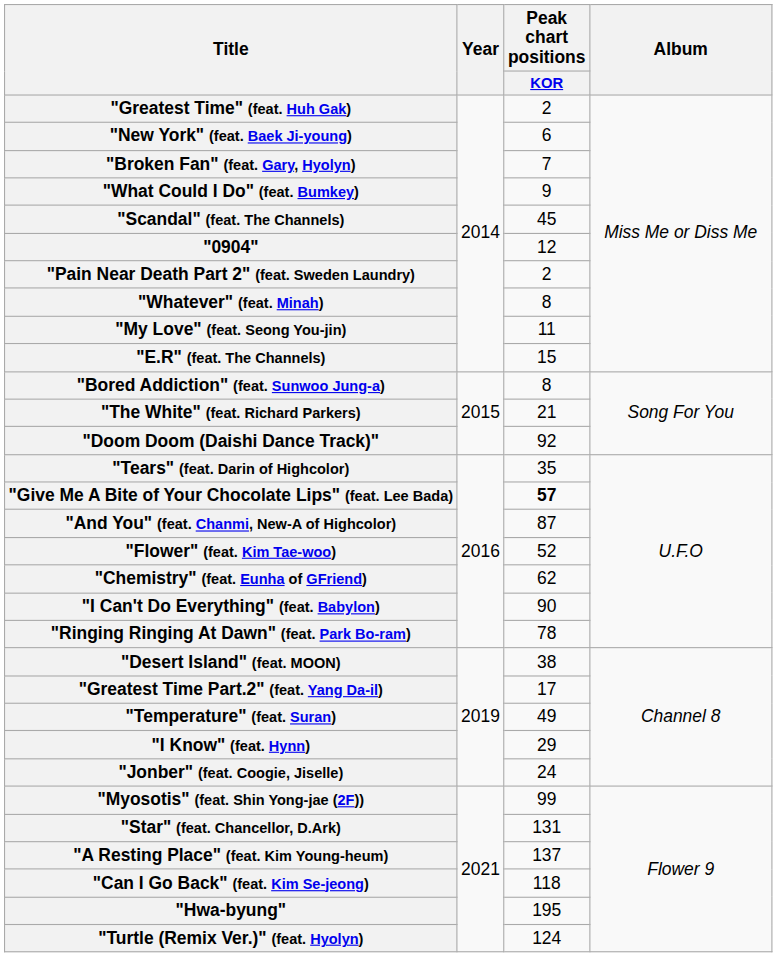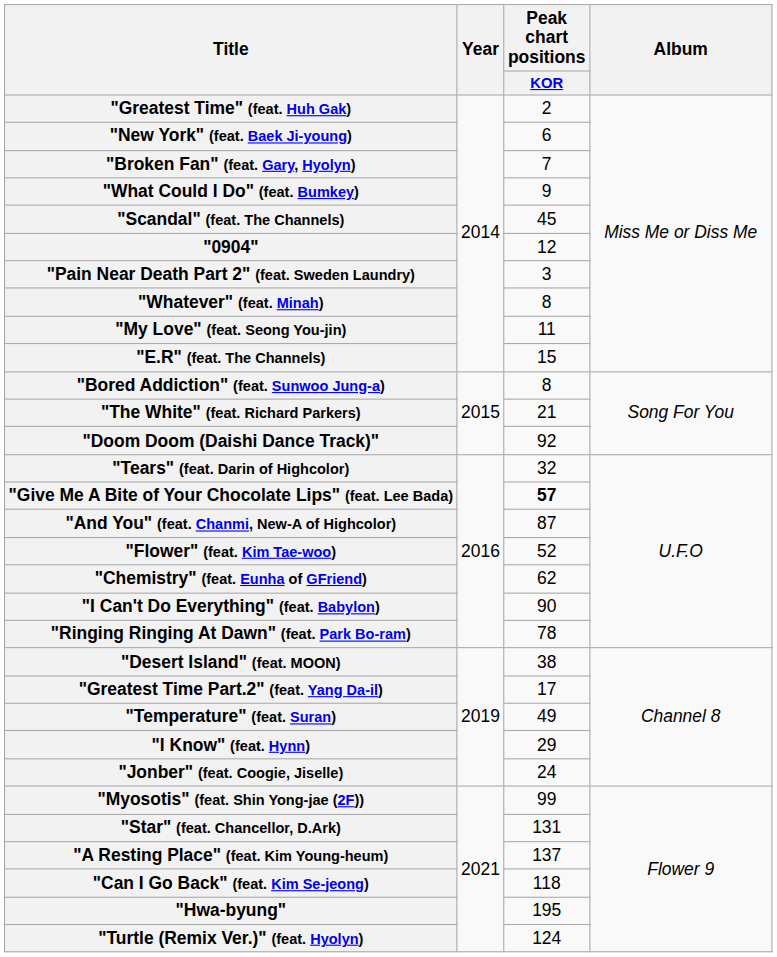(547, 274) 2 -> (547, 274) 3
(547, 468) 35 -> (547, 468) 32
